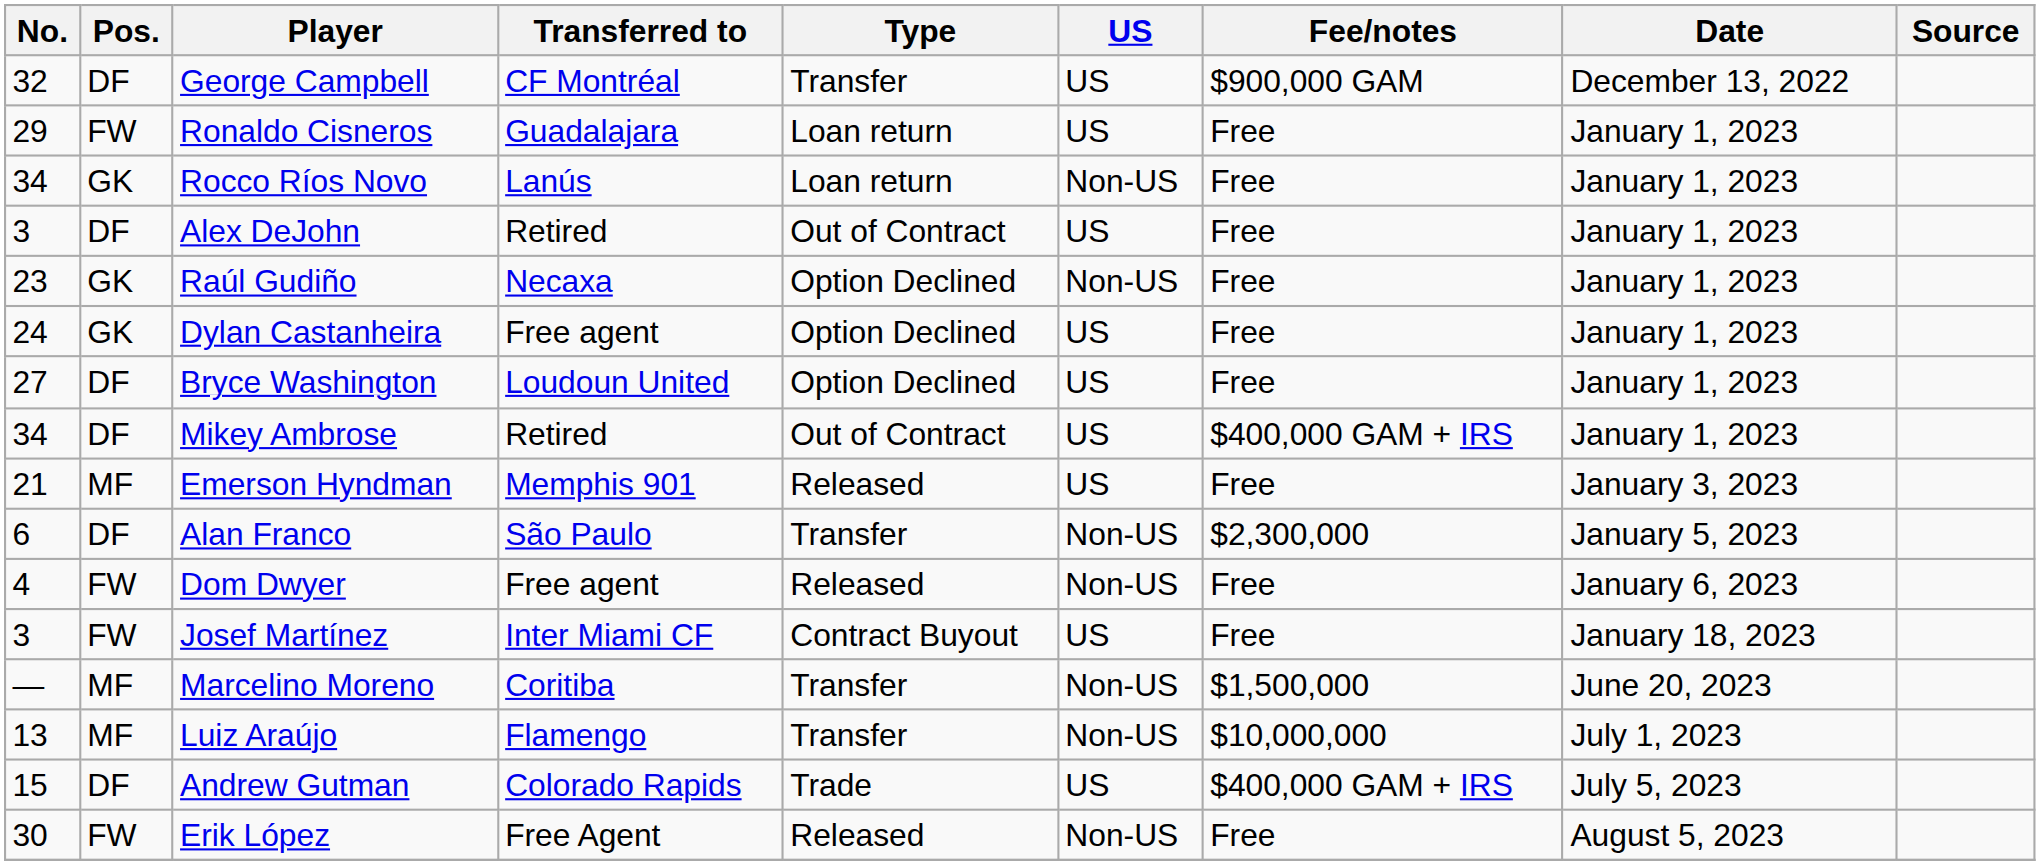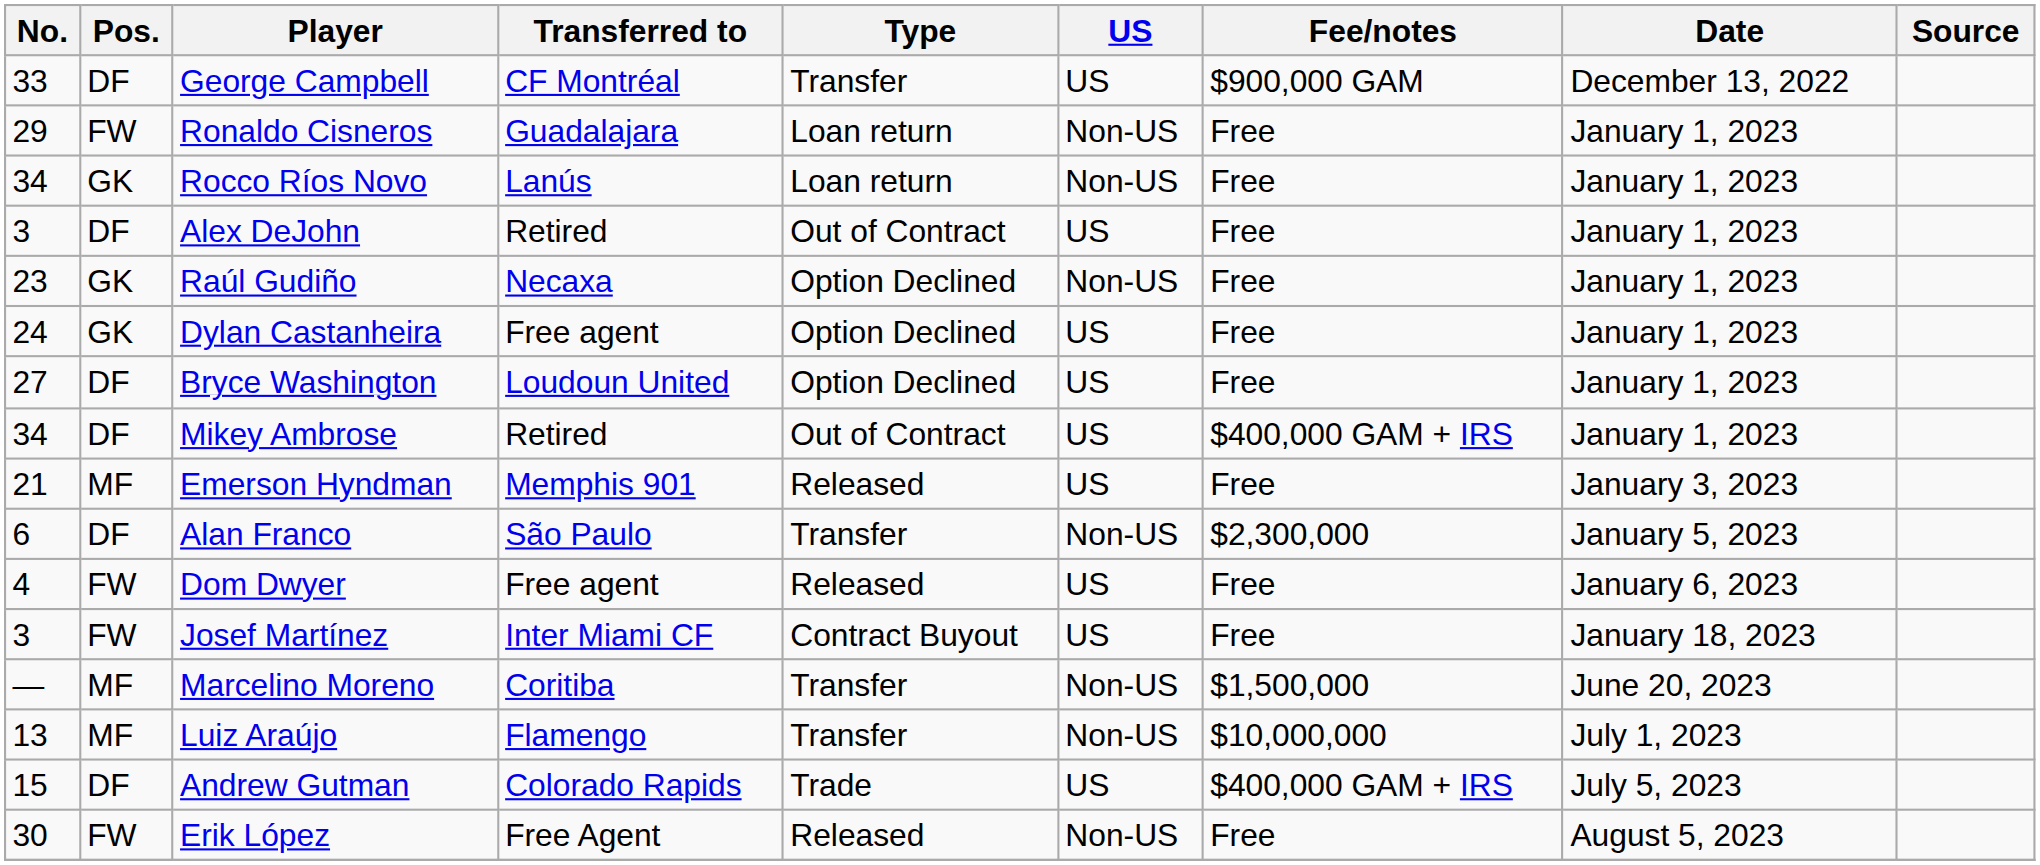(30, 81) 32 -> (30, 81) 33
(1087, 131) US -> (1122, 131) Non-US
(1122, 584) Non-US -> (1087, 584) US
